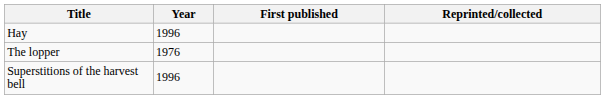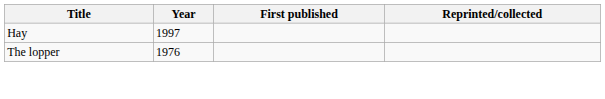(168, 33) 1996 -> (168, 33) 1997
- row: (73, 77)
